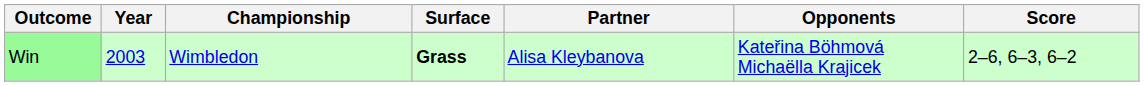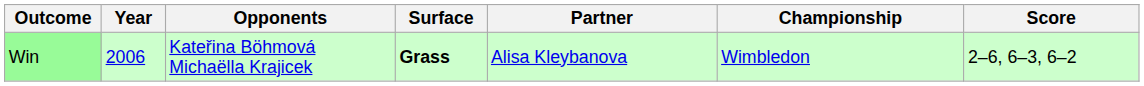columns swapped: (289, 18) <-> (849, 18)
(125, 56) 2003 -> (125, 56) 2006
